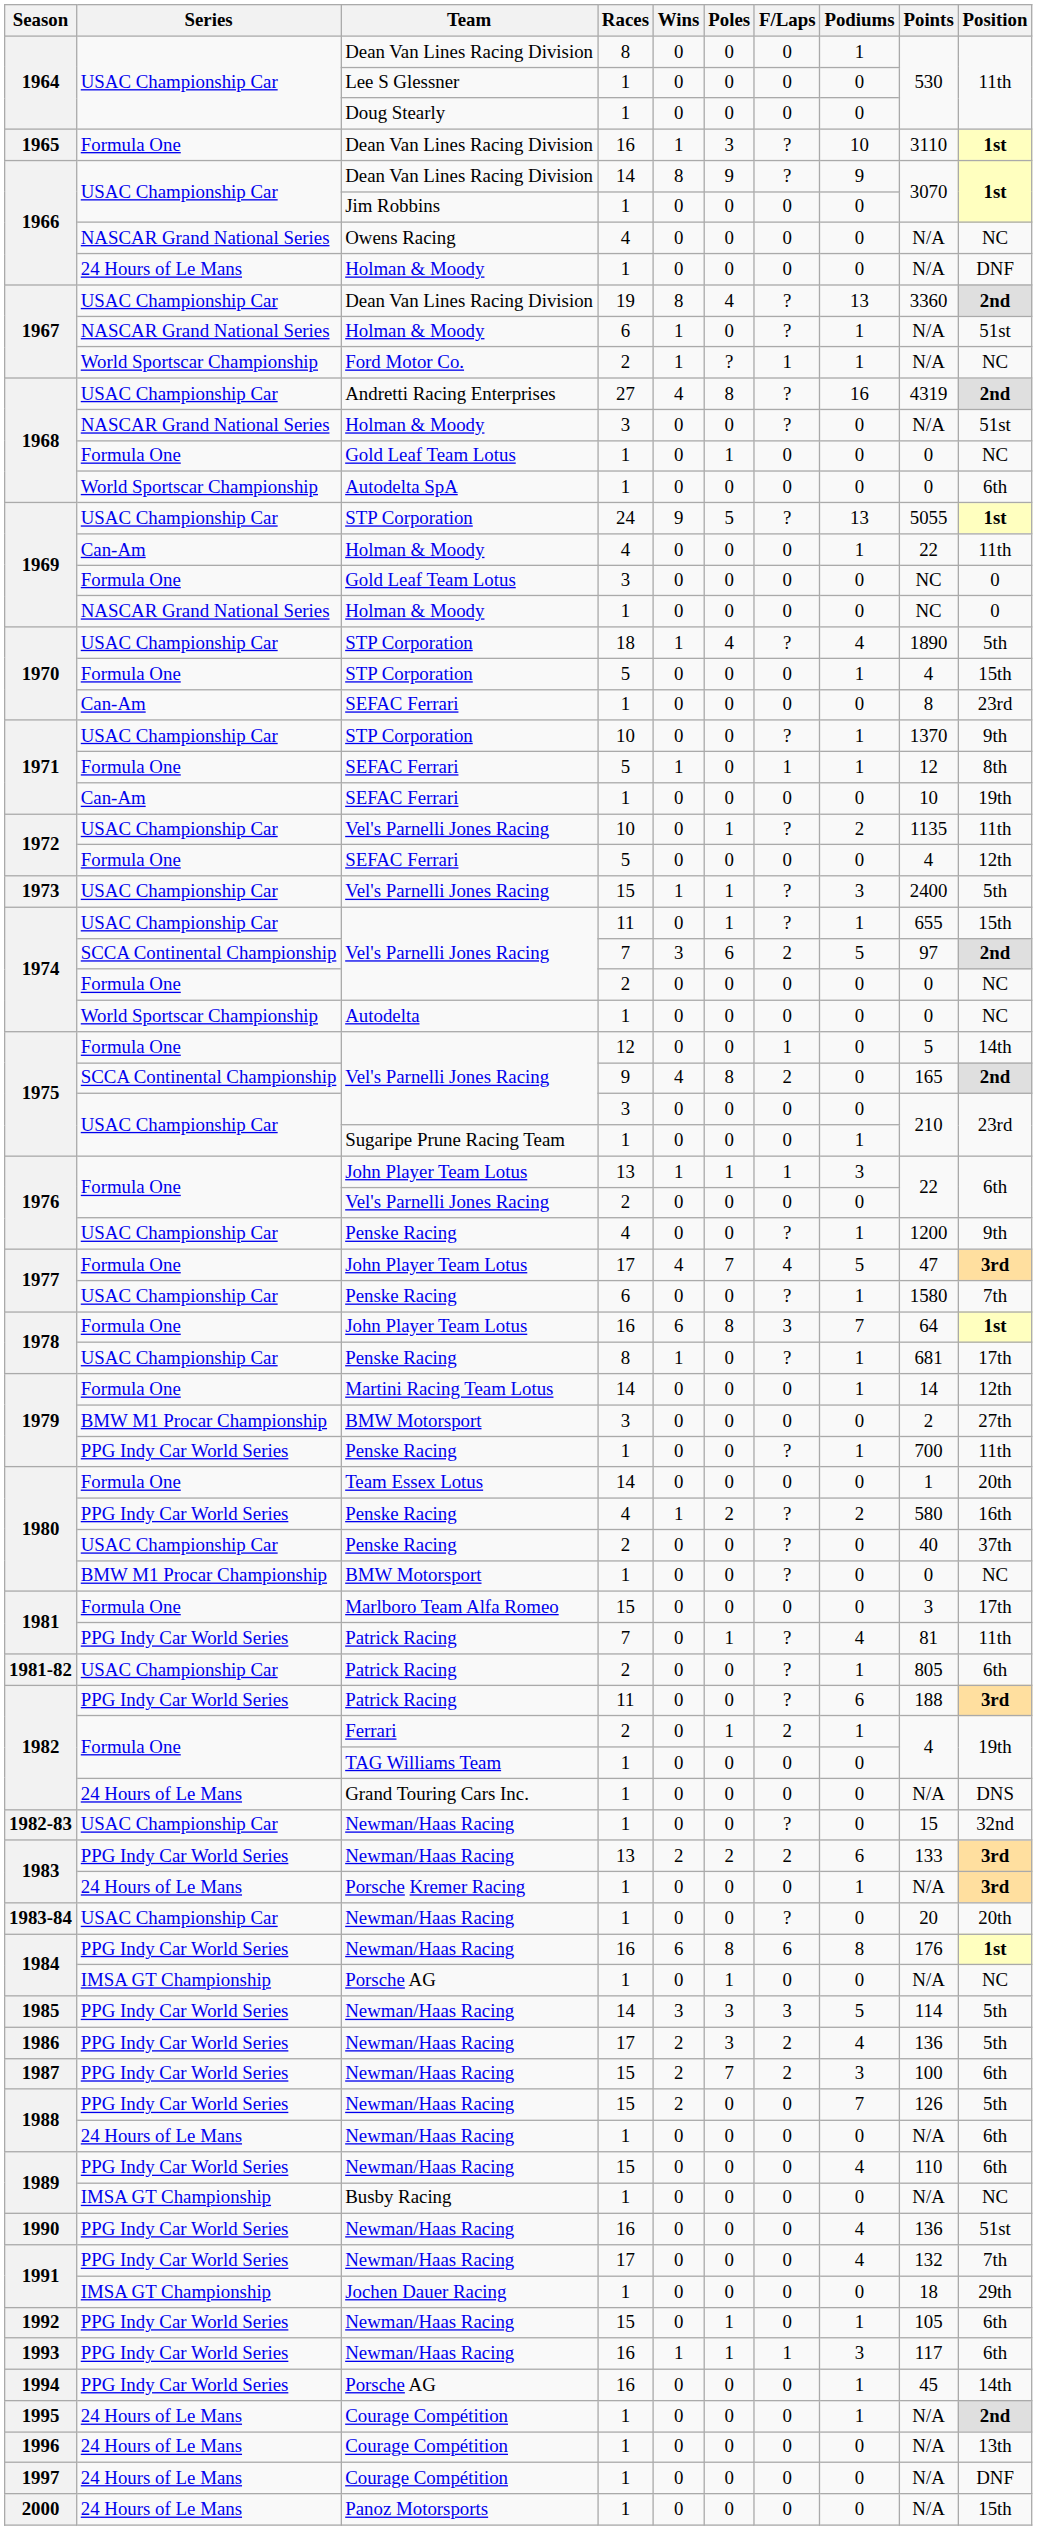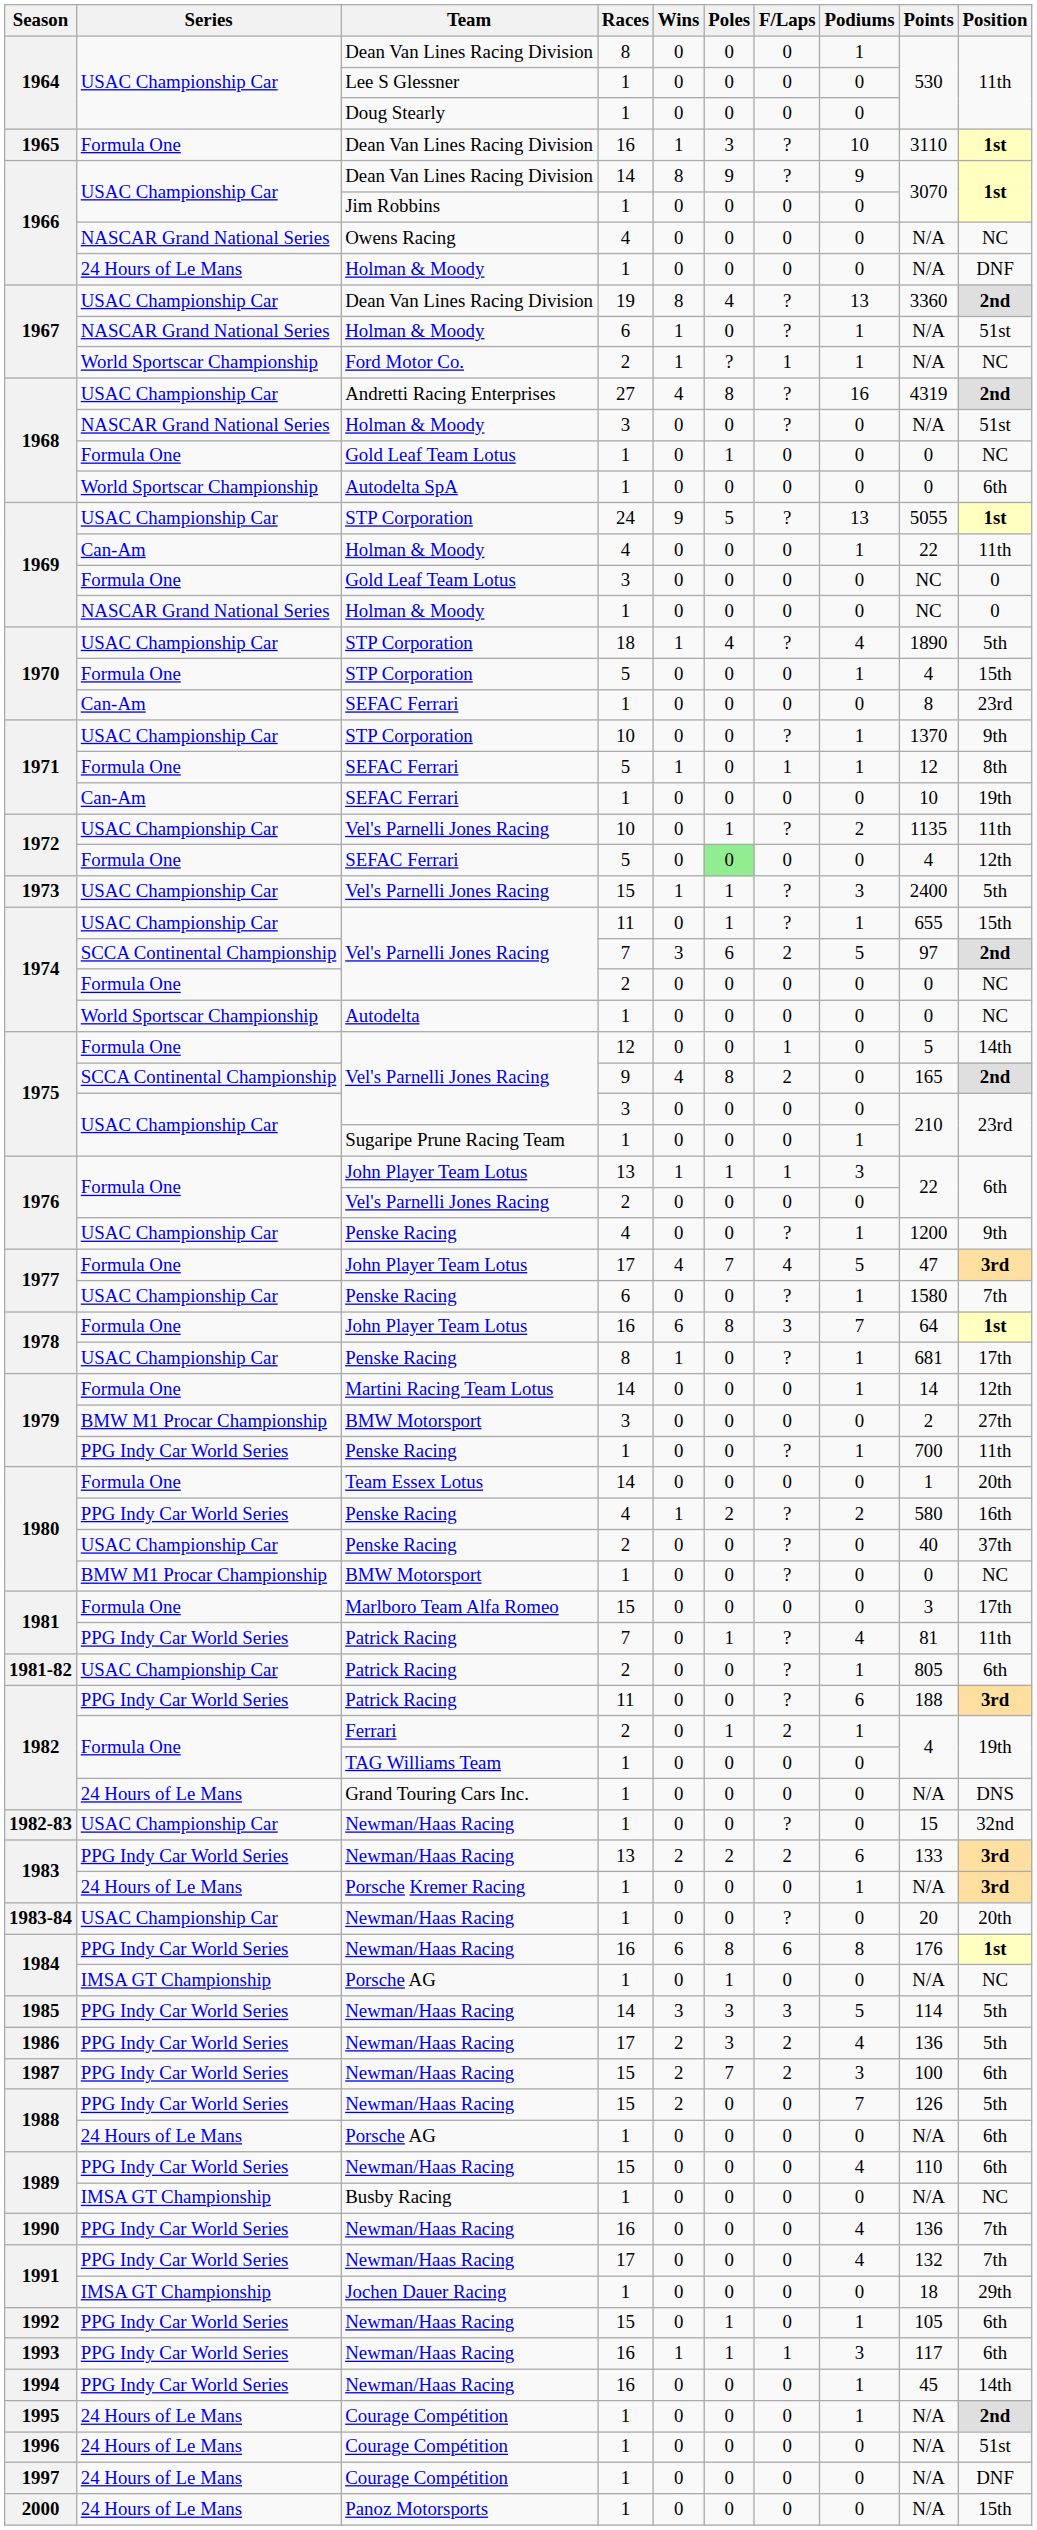(729, 860) no background -> (729, 860) lightgreen background
(430, 2136) Newman/Haas Racing -> (390, 2136) Porsche AG
(995, 2229) 51st -> (995, 2229) 7th
(390, 2384) Porsche AG -> (430, 2384) Newman/Haas Racing
(995, 2447) 13th -> (995, 2447) 51st
